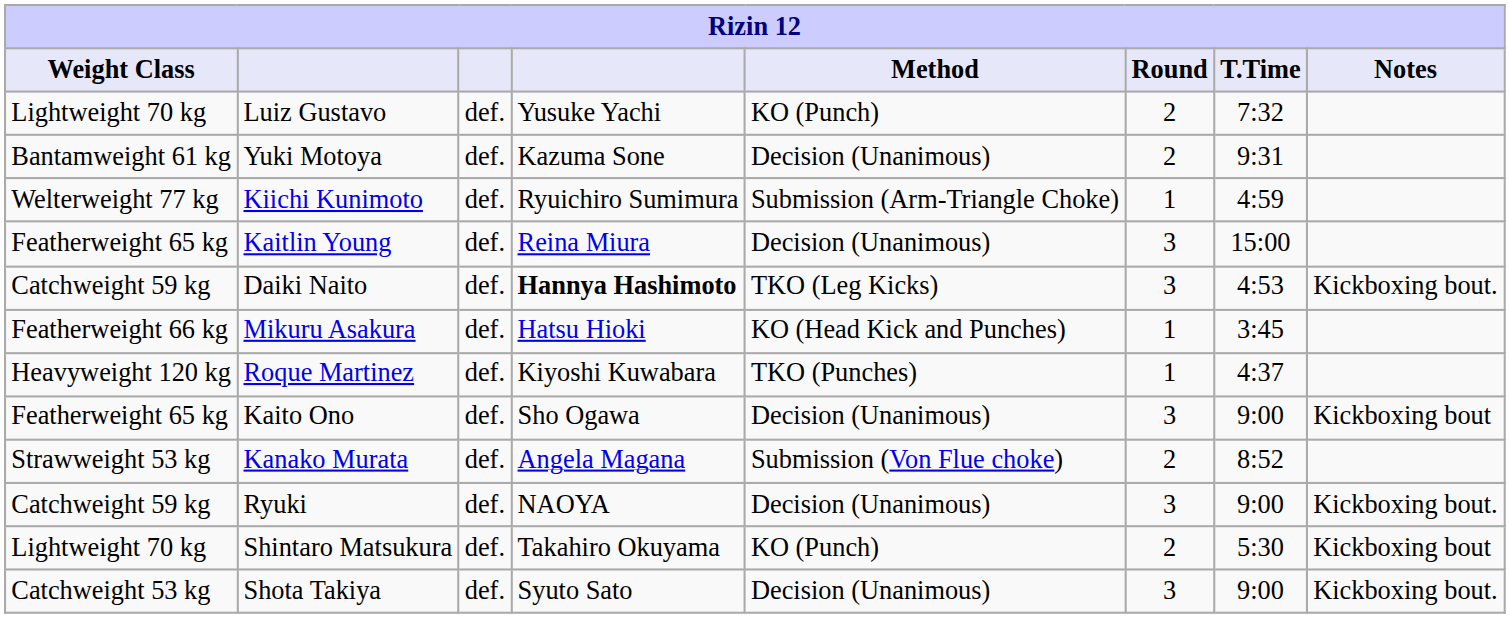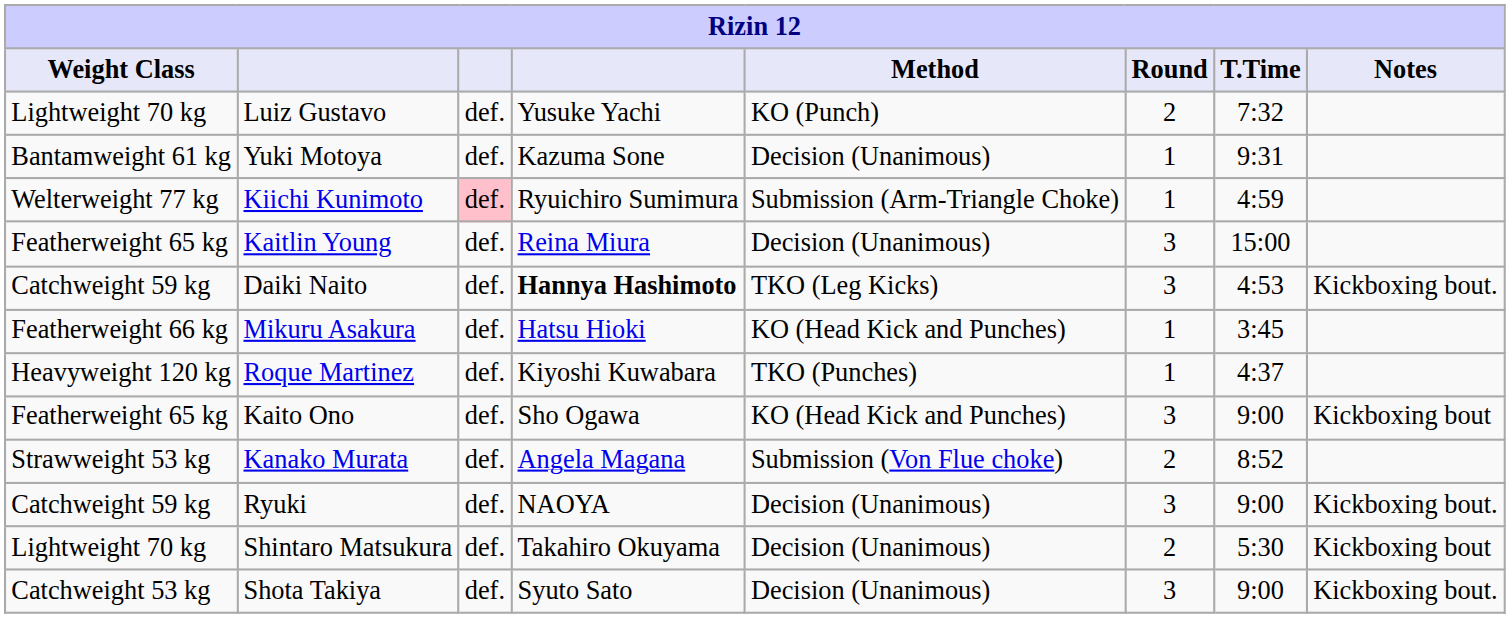(1170, 156) 2 -> (1170, 156) 1
(485, 199) no background -> (485, 199) pink background
(871, 417) Decision (Unanimous) -> (908, 417) KO (Head Kick and Punches)
(815, 547) KO (Punch) -> (871, 547) Decision (Unanimous)
